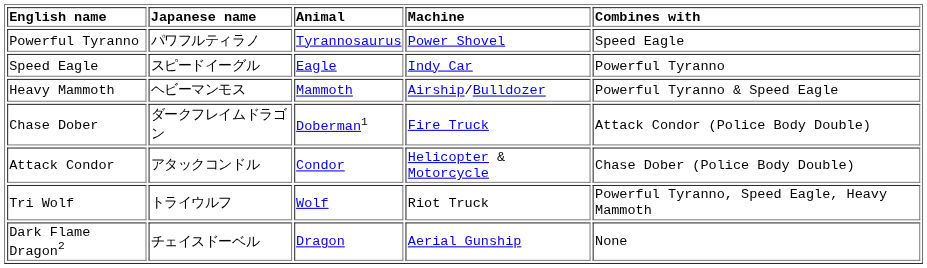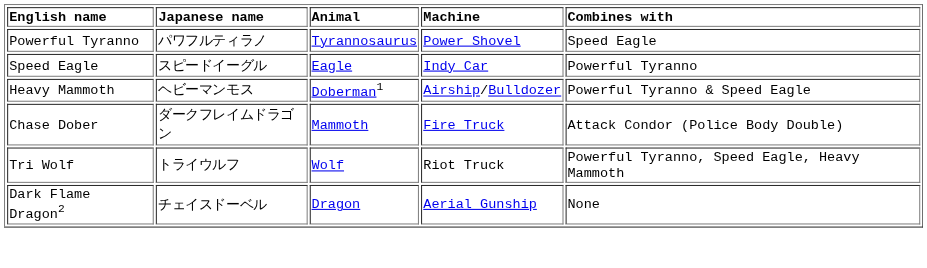(324, 90) Mammoth -> (347, 90) Doberman1
(332, 125) Doberman1 -> (340, 125) Mammoth
- row: (62, 165)
